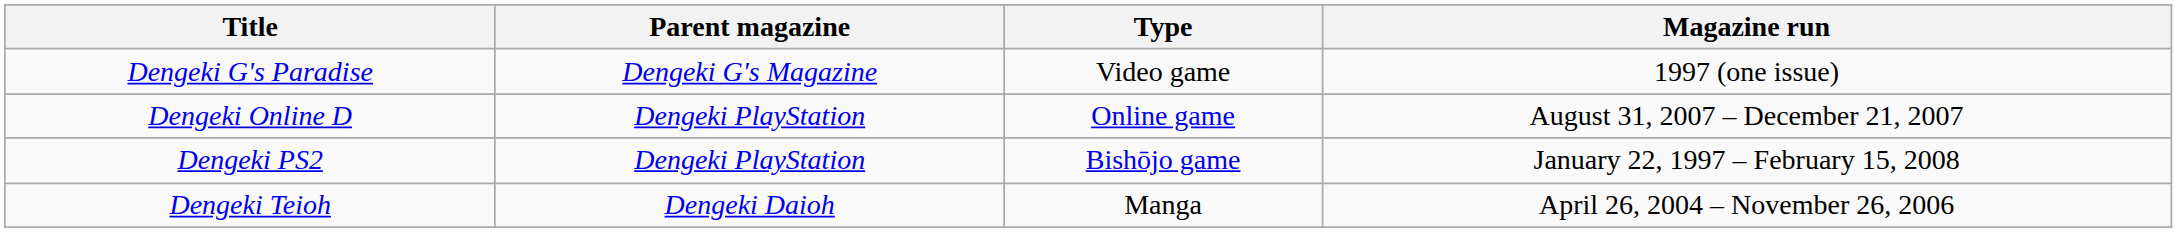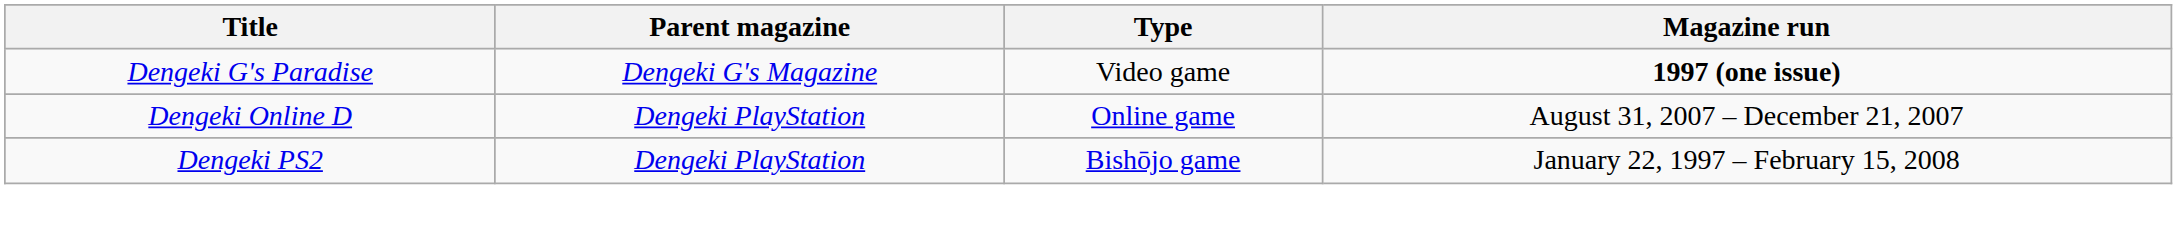(1747, 71) normal -> (1747, 71) bold
- row: (250, 204)
